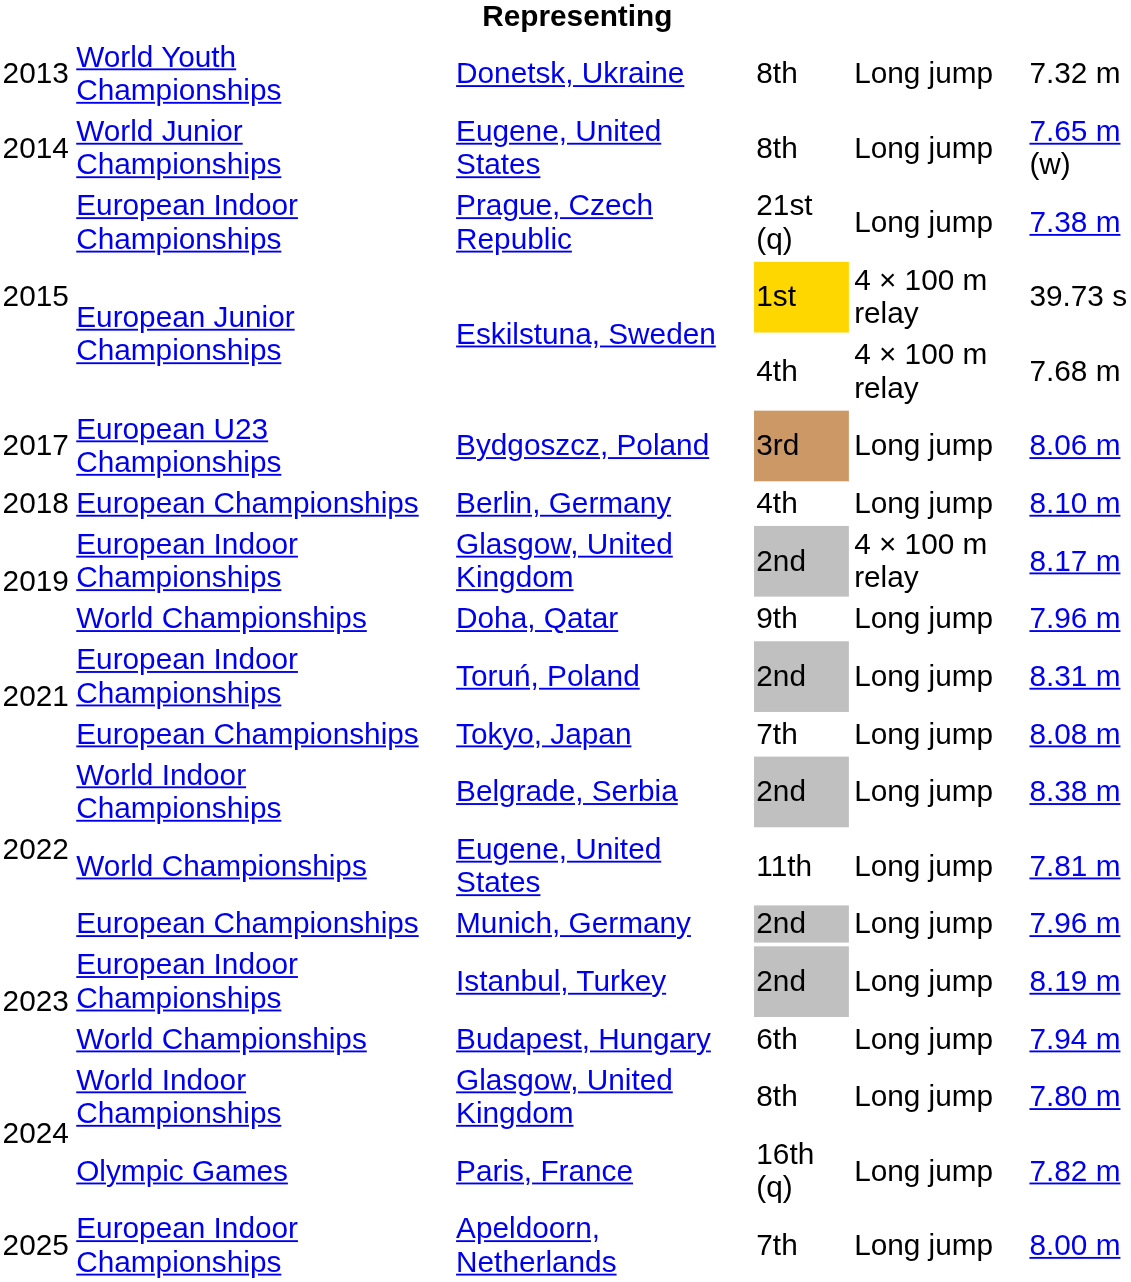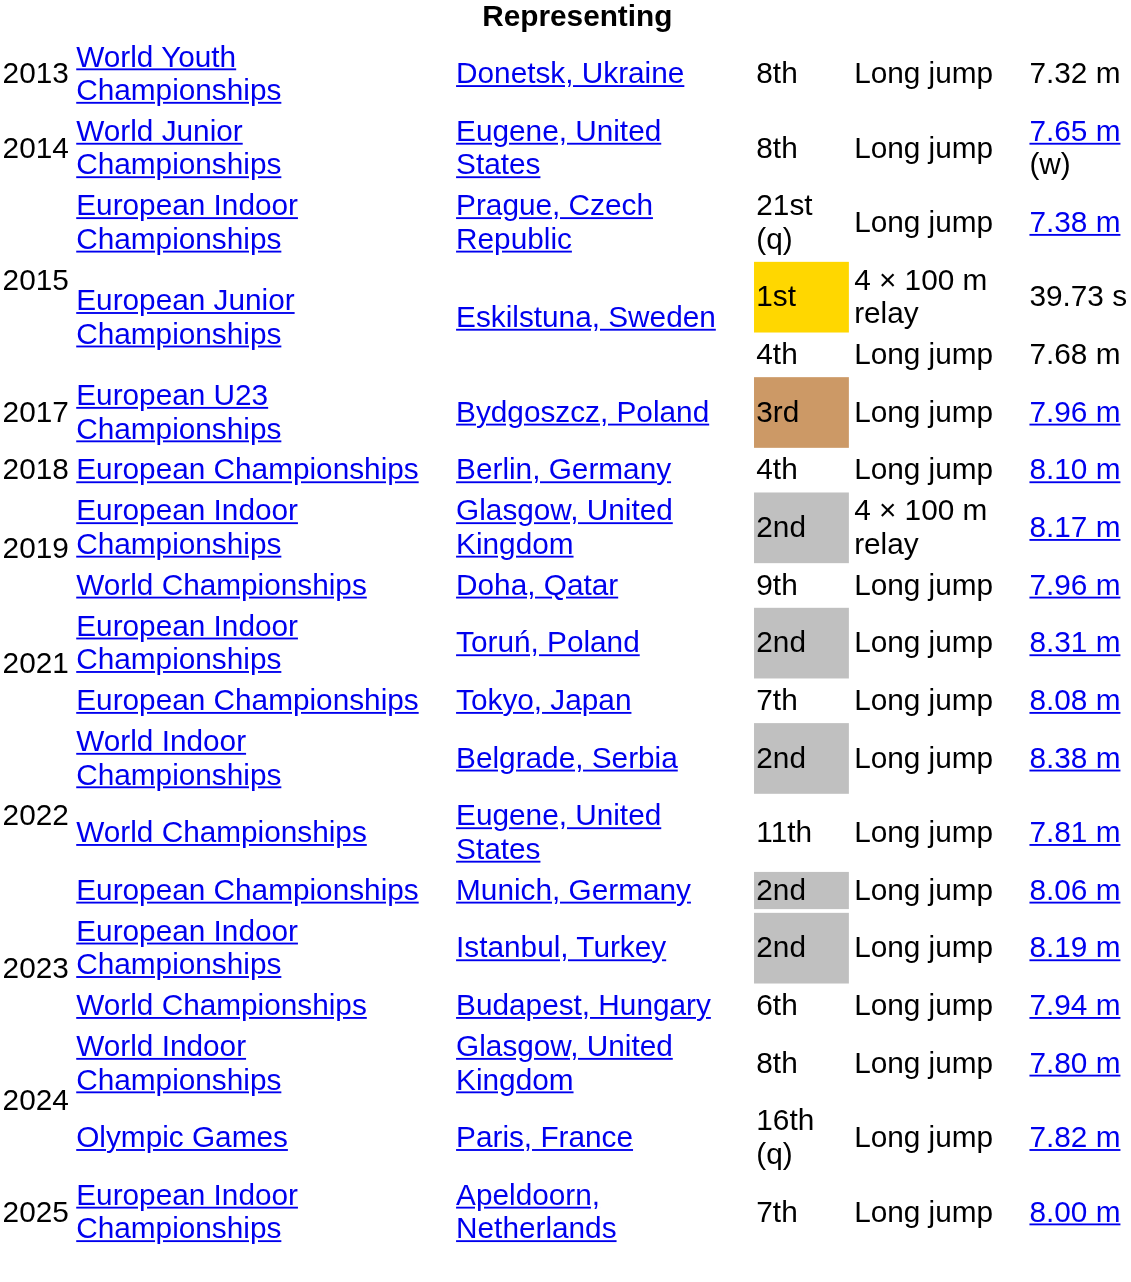(921, 371) 4 × 100 m relay -> (924, 354) Long jump
(1075, 445) 8.06 m -> (1075, 412) 7.96 m
(1075, 923) 7.96 m -> (1075, 890) 8.06 m
